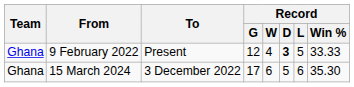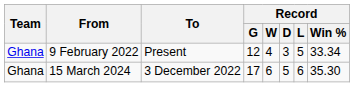(286, 52) bold -> (286, 52) normal
(325, 52) 33.33 -> (325, 52) 33.34
